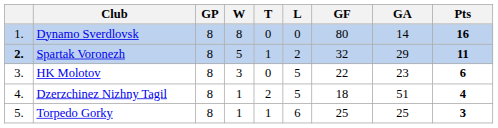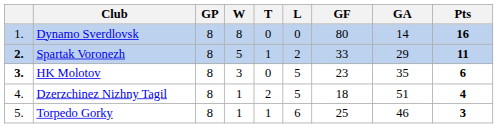(342, 53) 32 -> (342, 53) 33
(19, 73) normal -> (19, 73) bold
(342, 73) 22 -> (342, 73) 23
(402, 73) 23 -> (402, 73) 35
(402, 113) 25 -> (402, 113) 46
